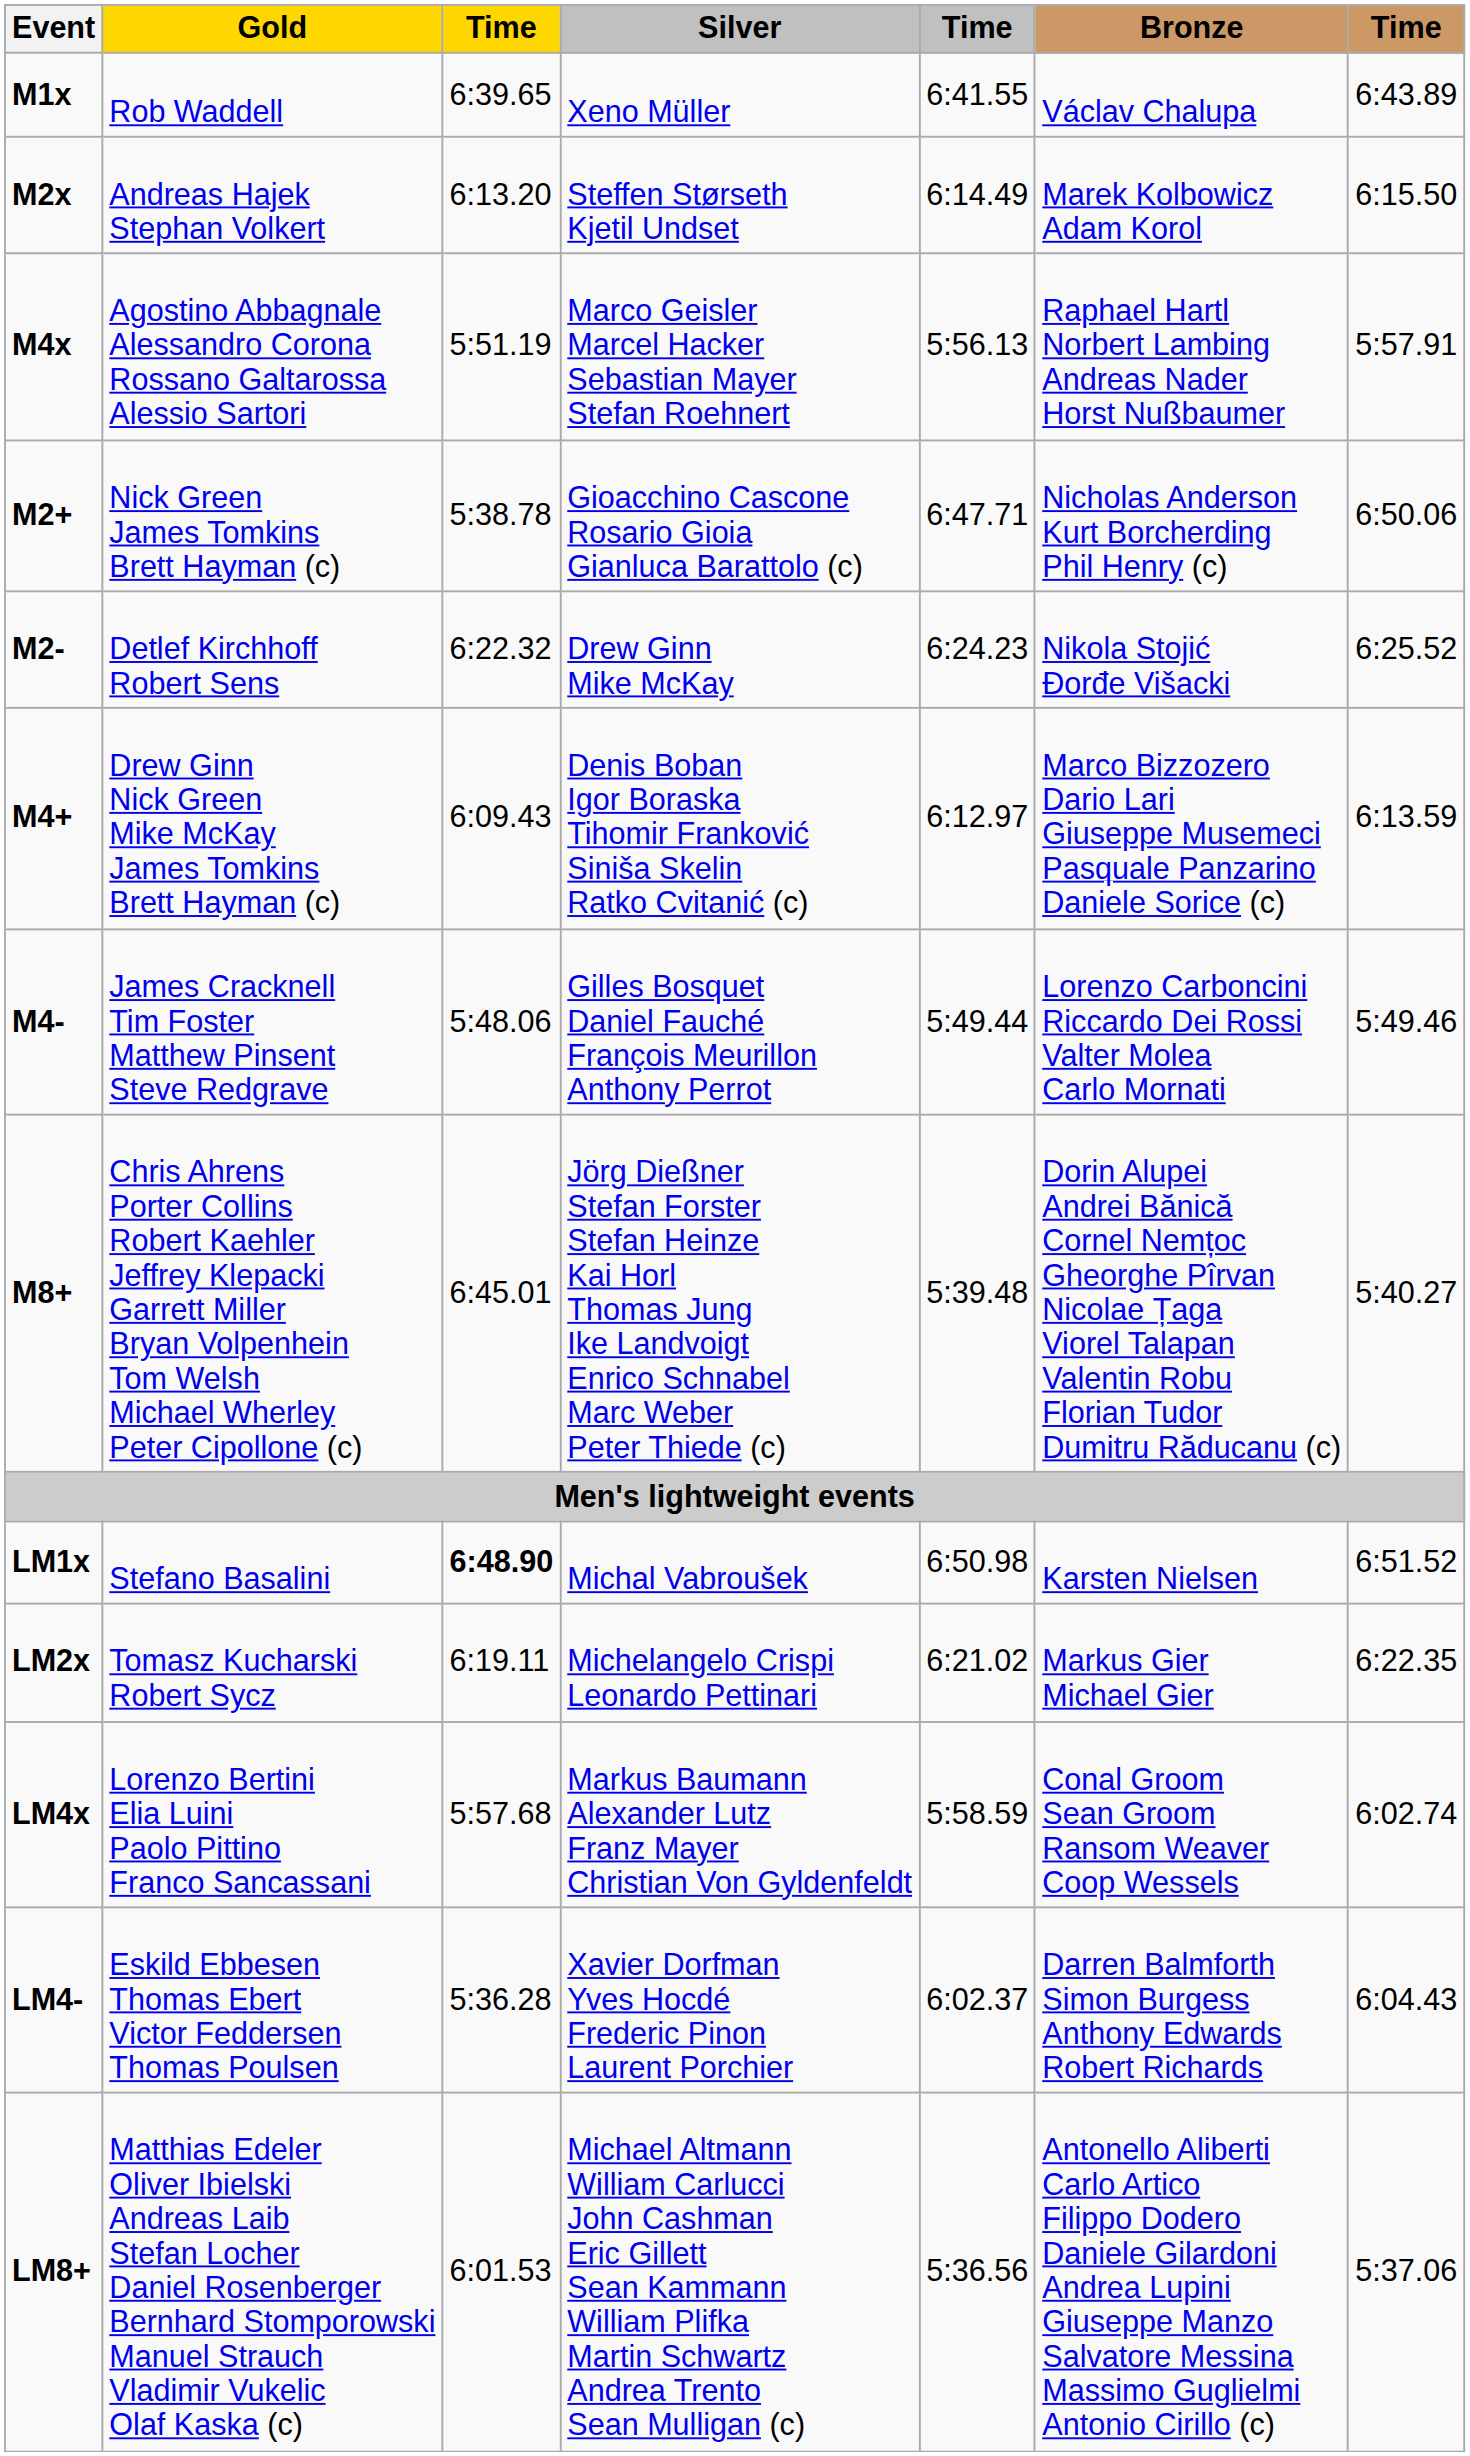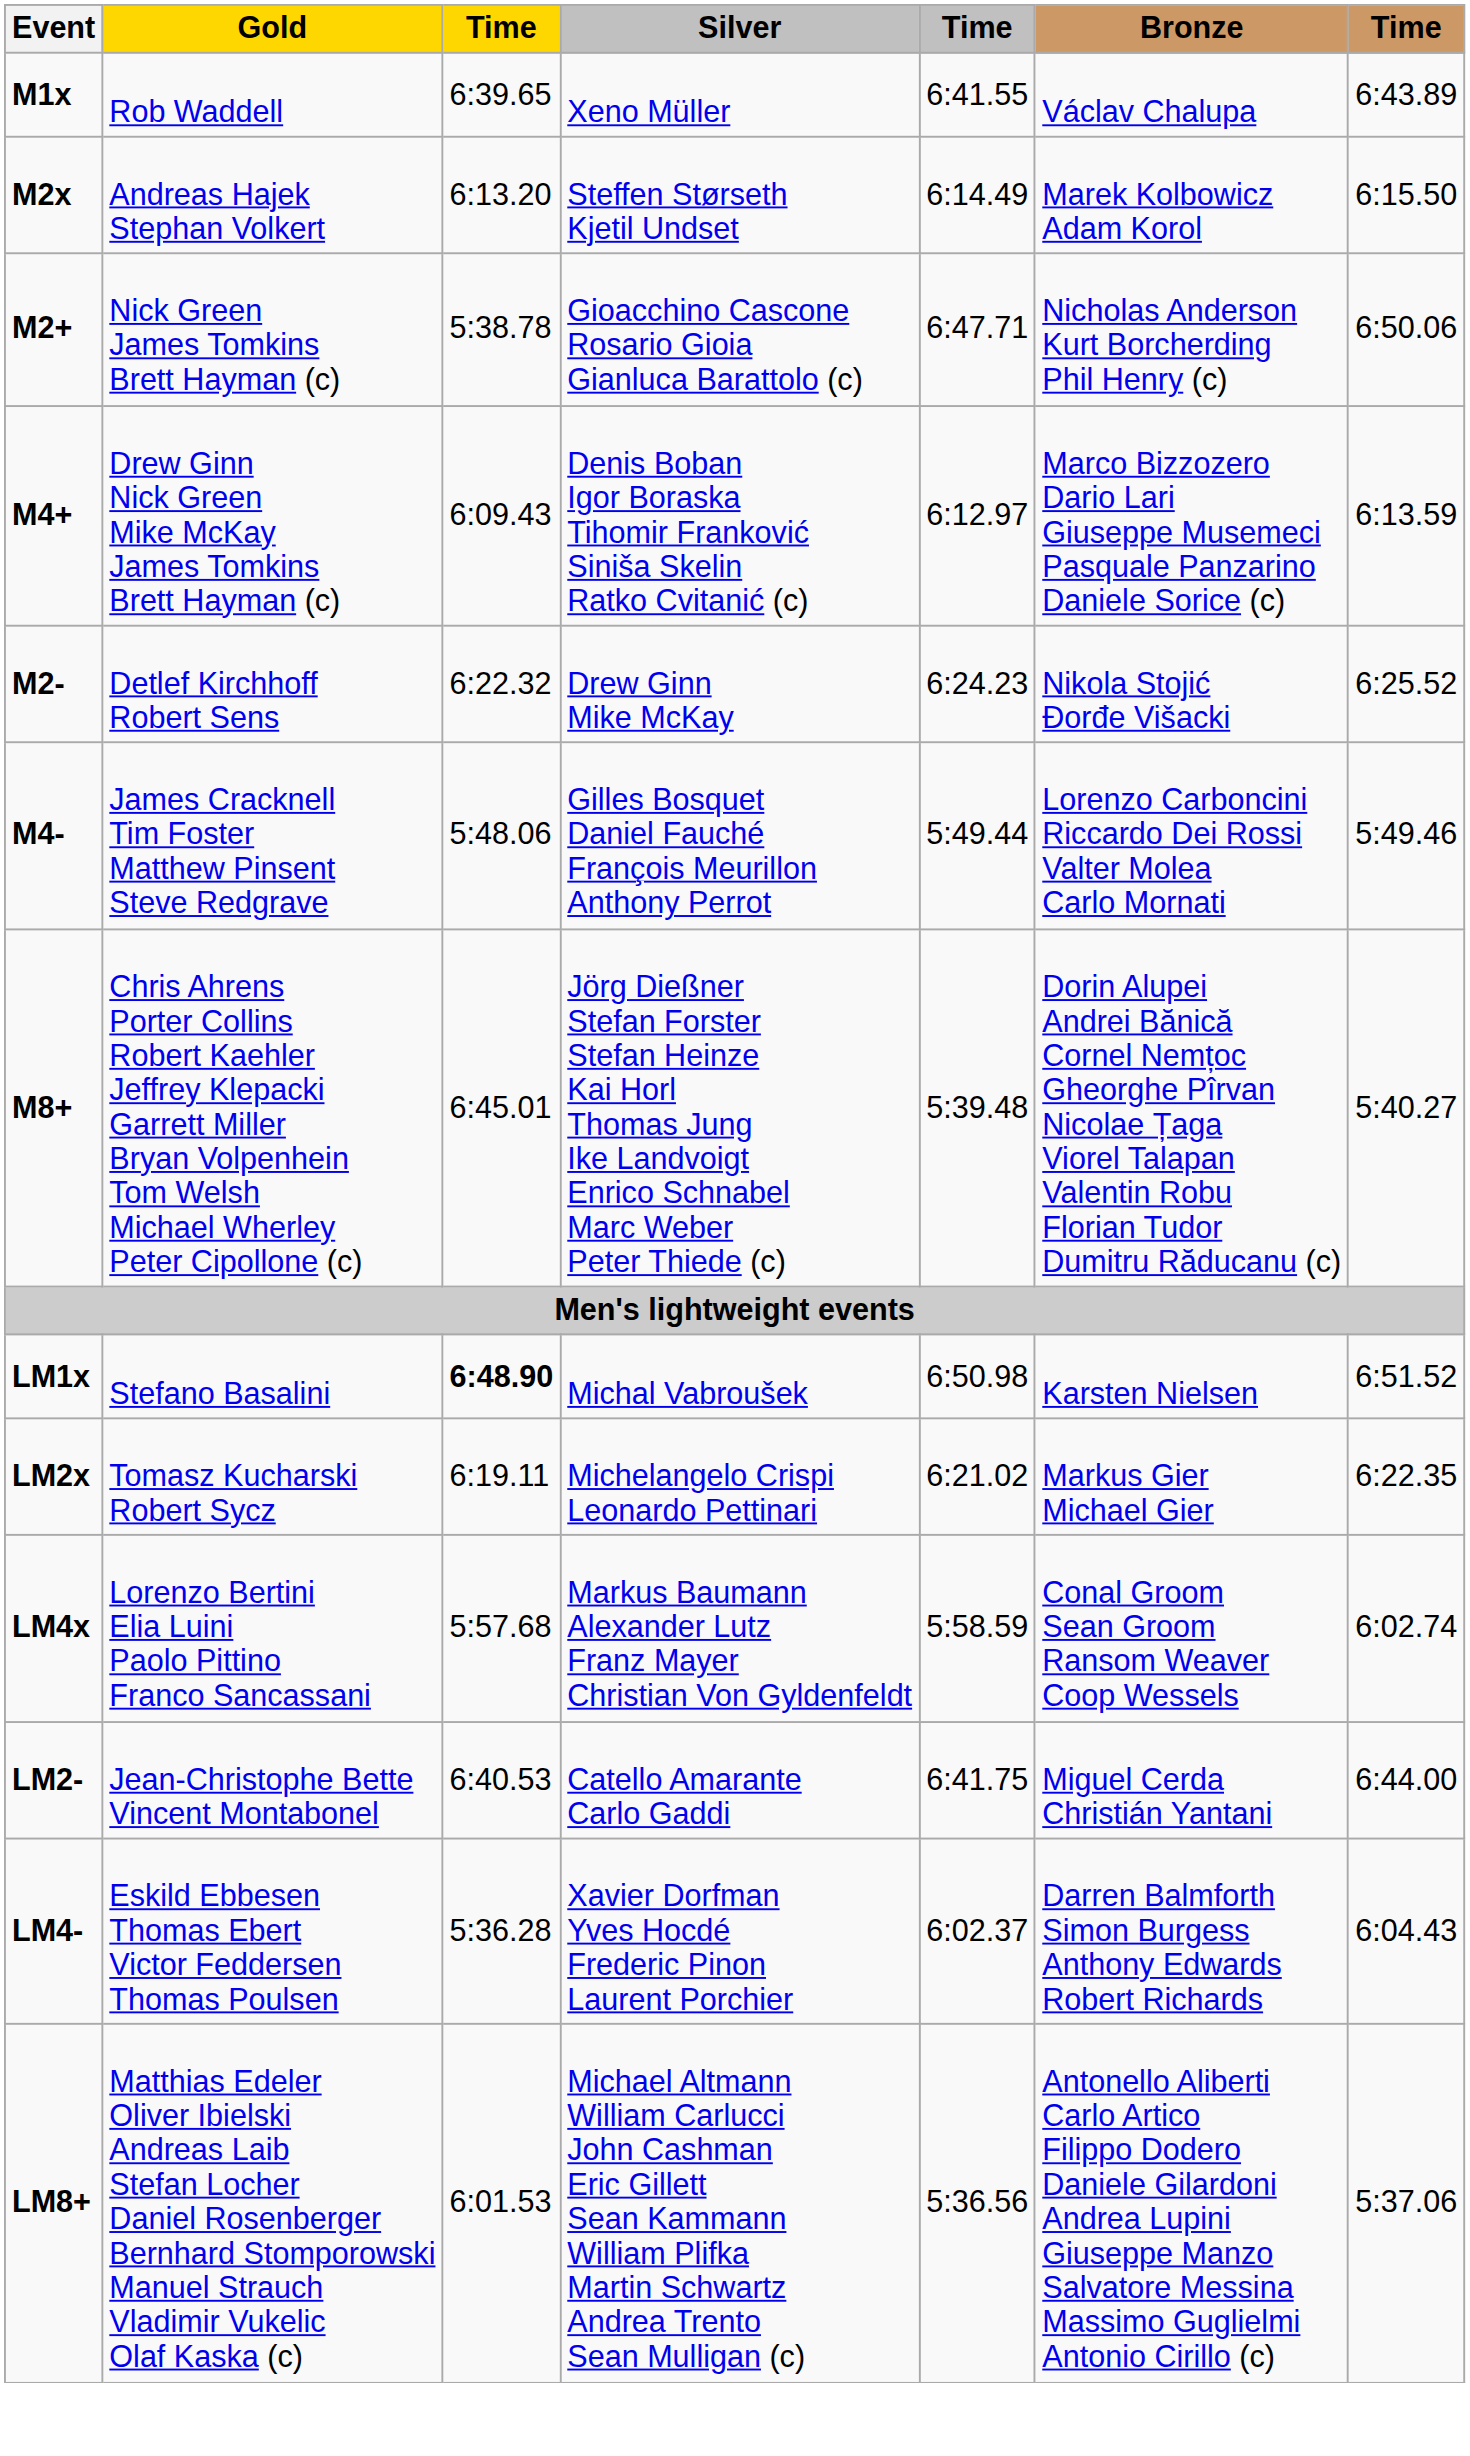- row: (42, 346)
rows swapped: (38, 649) <-> (42, 818)
+ row: (48, 1779)
